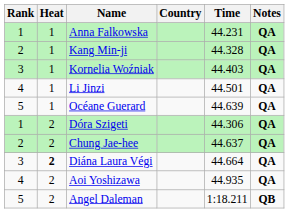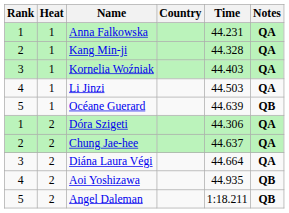(227, 87) 44.501 -> (227, 87) 44.503
(267, 106) QA -> (267, 106) QB
(52, 161) bold -> (52, 161) normal
(267, 180) QA -> (267, 180) QB
